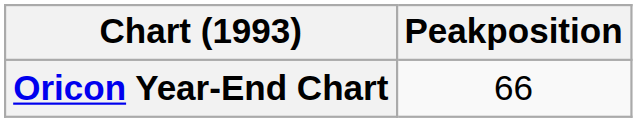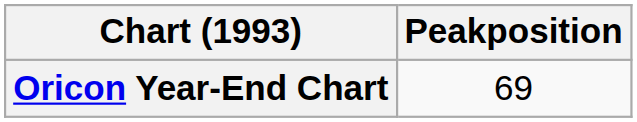(514, 87) 66 -> (514, 87) 69
